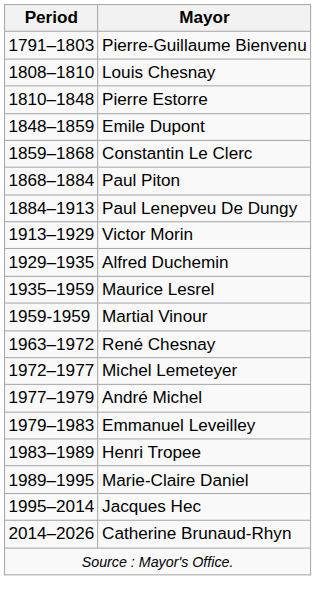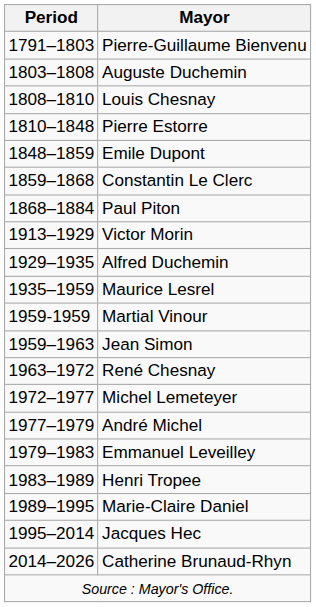+ row: (174, 72)
- row: (200, 208)
+ row: (147, 343)
